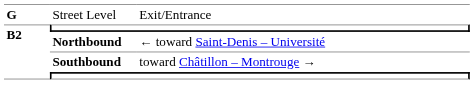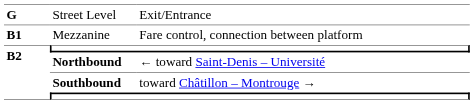+ row: (81, 35)
